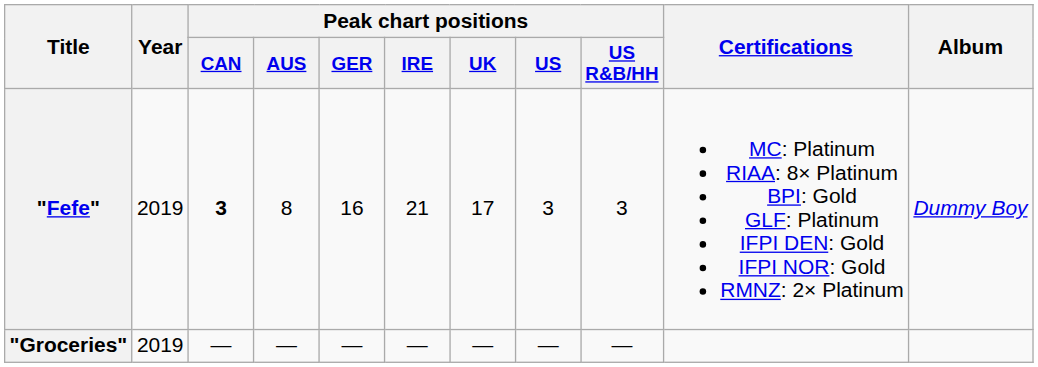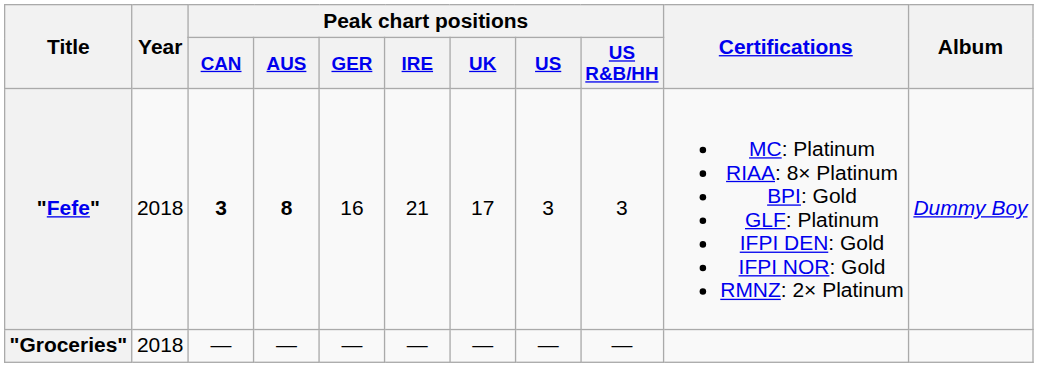(160, 208) 2019 -> (160, 208) 2018
(286, 208) normal -> (286, 208) bold
(160, 345) 2019 -> (160, 345) 2018
